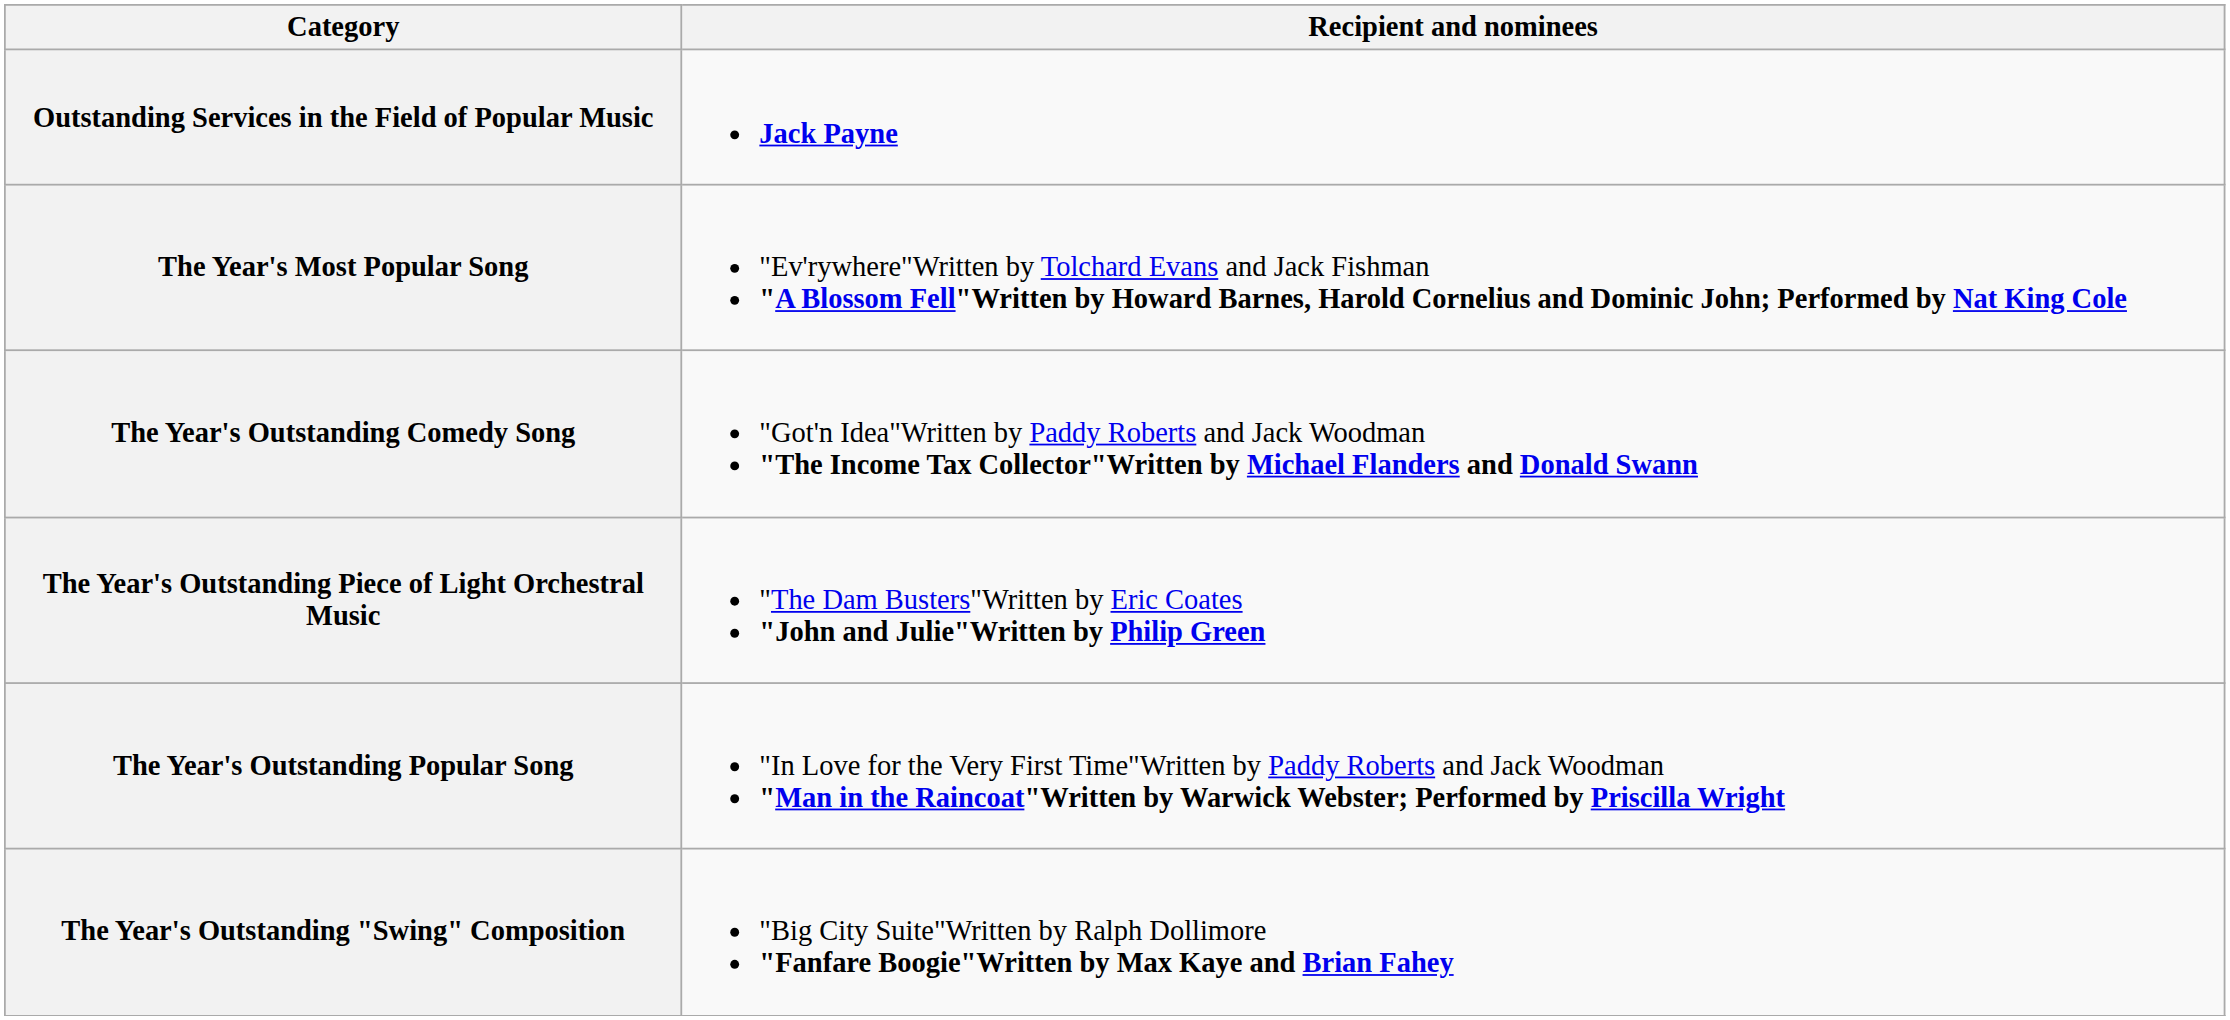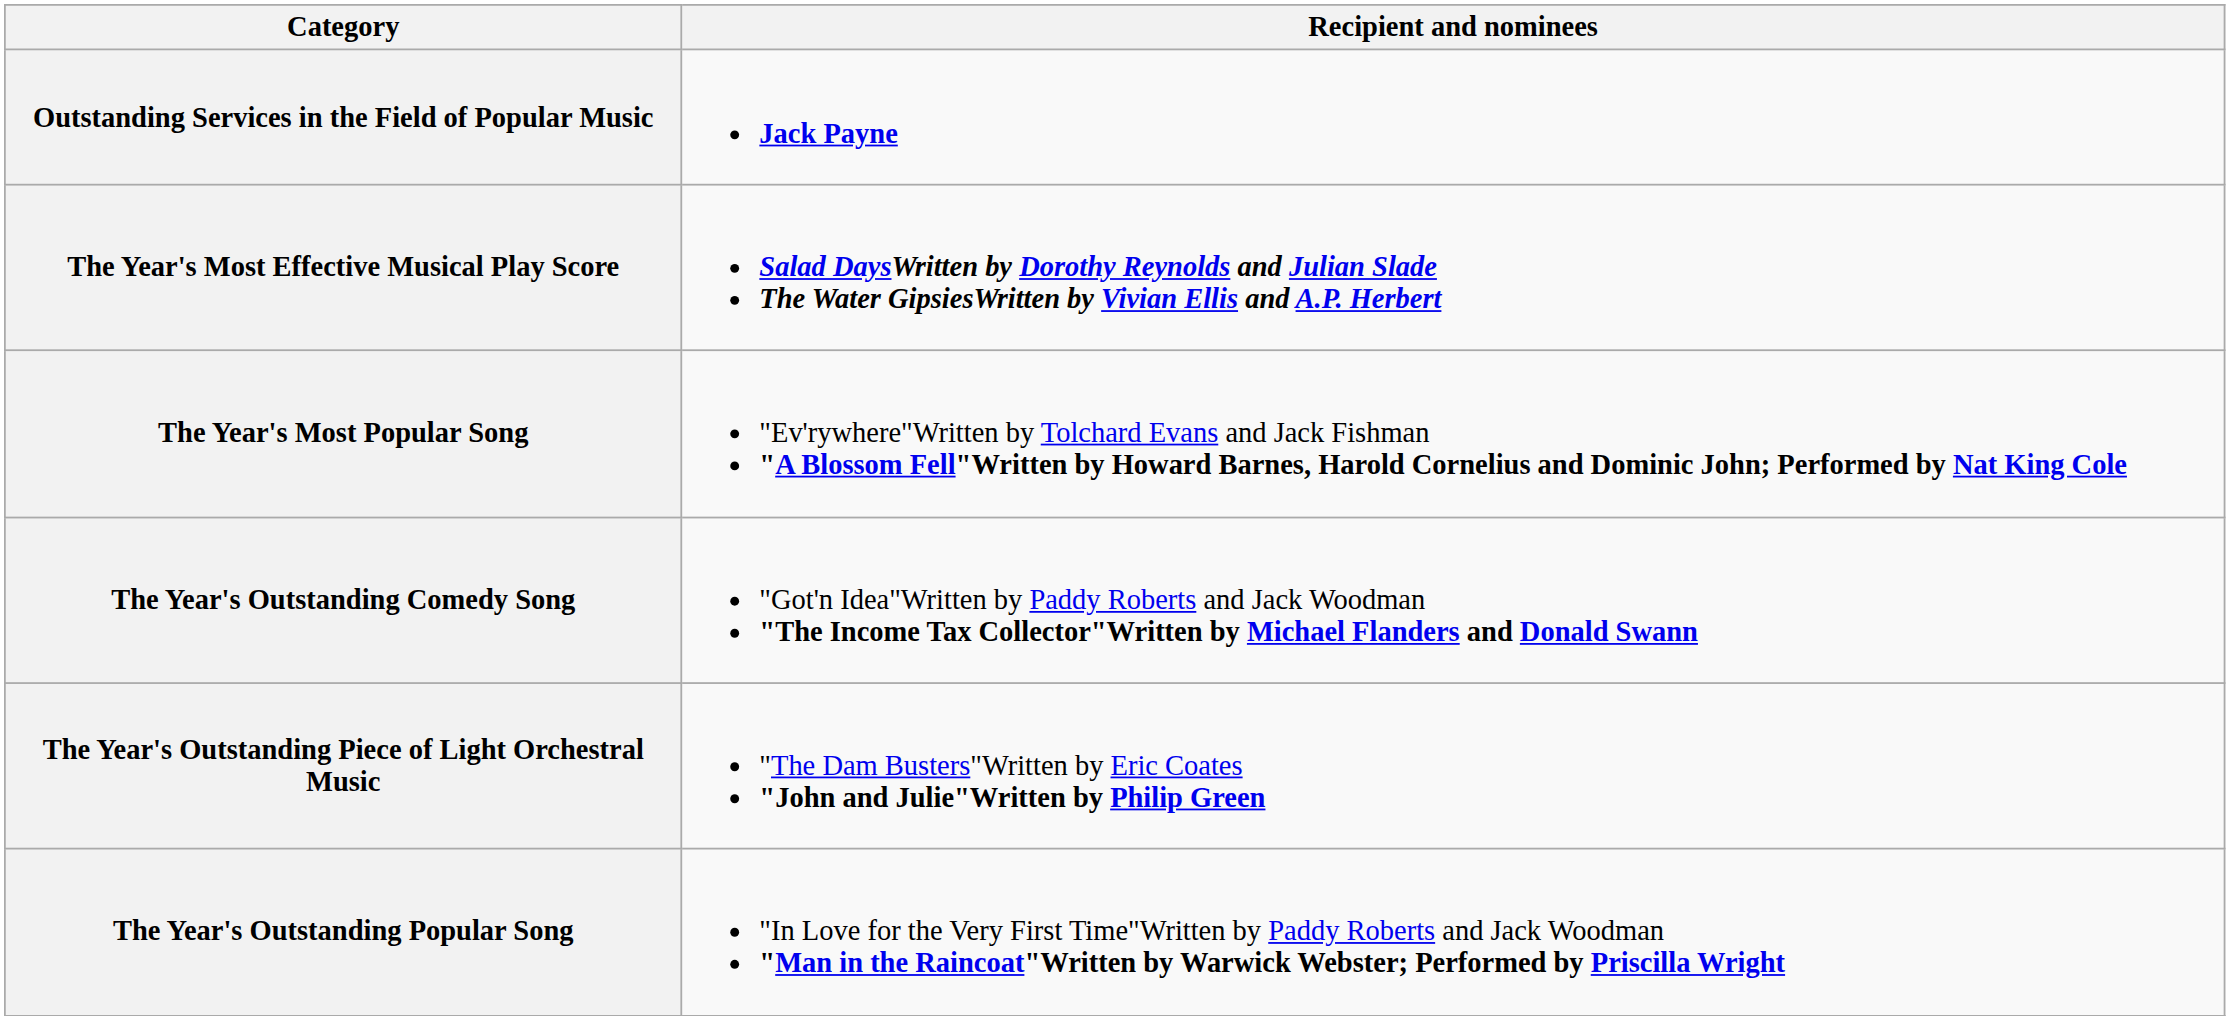+ row: (343, 266)
- row: (343, 931)
